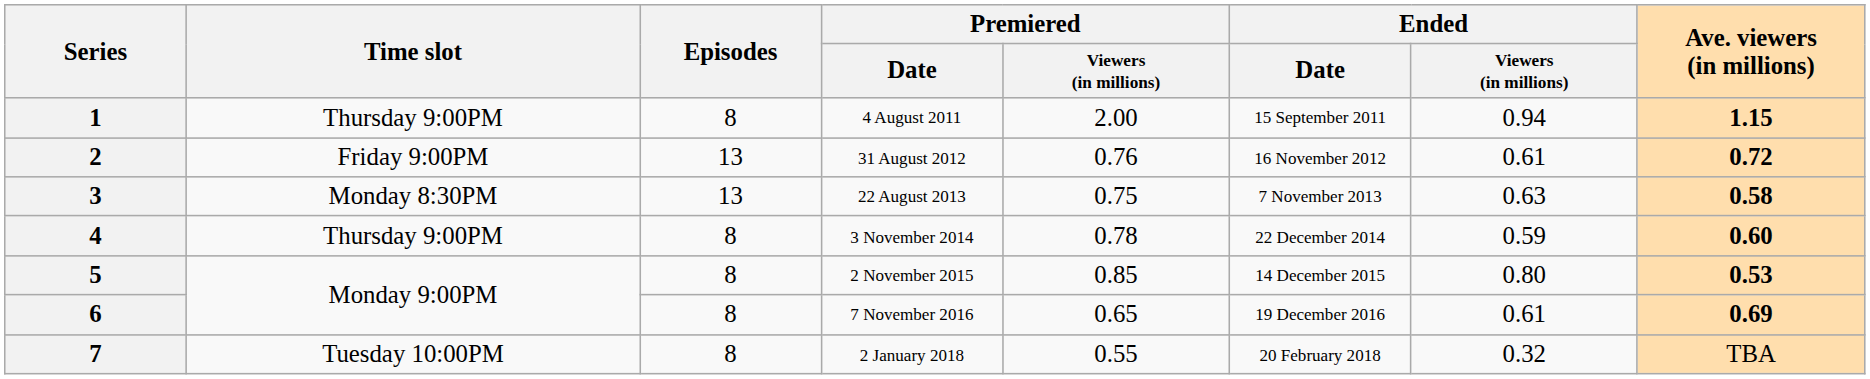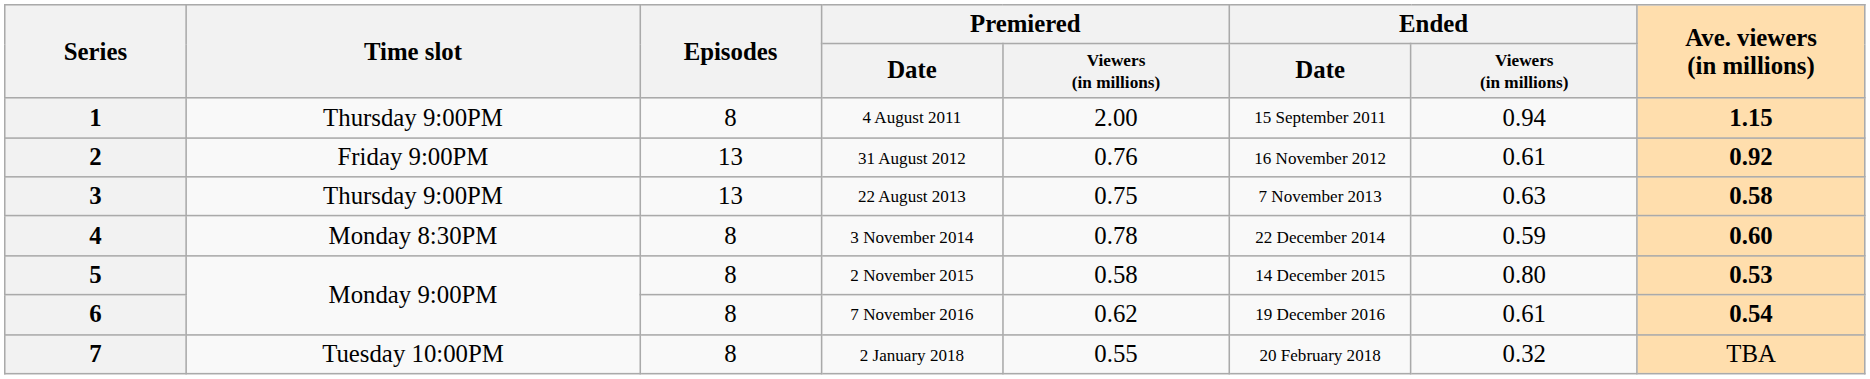(1751, 157) 0.72 -> (1751, 157) 0.92
(413, 196) Monday 8:30PM -> (413, 196) Thursday 9:00PM
(413, 235) Thursday 9:00PM -> (413, 235) Monday 8:30PM
(1116, 275) 0.85 -> (1116, 275) 0.58
(1116, 314) 0.65 -> (1116, 314) 0.62
(1751, 314) 0.69 -> (1751, 314) 0.54
